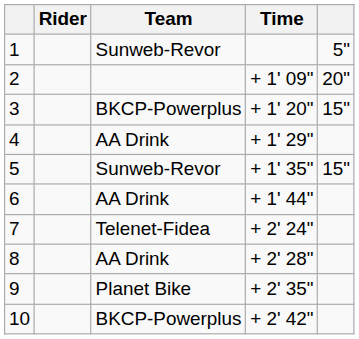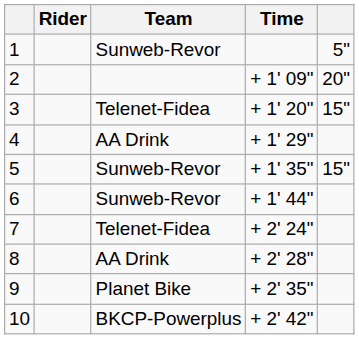(169, 109) BKCP-Powerplus -> (153, 109) Telenet-Fidea
(132, 199) AA Drink -> (158, 199) Sunweb-Revor
